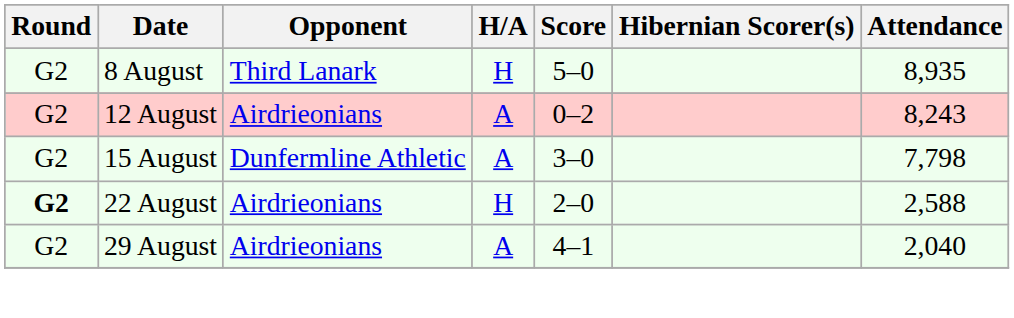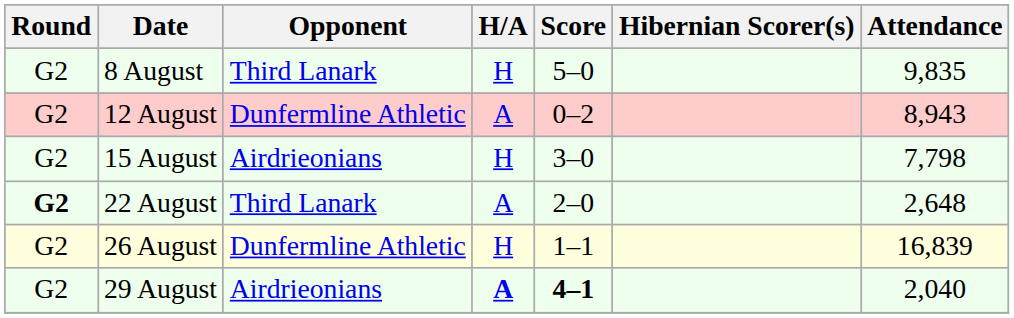(935, 70) 8,935 -> (935, 70) 9,835
(306, 114) Airdrieonians -> (348, 114) Dunfermline Athletic
(935, 114) 8,243 -> (935, 114) 8,943
(348, 158) Dunfermline Athletic -> (306, 158) Airdrieonians
(503, 158) A -> (503, 158) H
(306, 202) Airdrieonians -> (303, 202) Third Lanark
(503, 202) H -> (503, 202) A
(935, 202) 2,588 -> (935, 202) 2,648
+ row: (161, 245)
(503, 245) normal -> (503, 289) bold
(573, 245) normal -> (573, 289) bold
